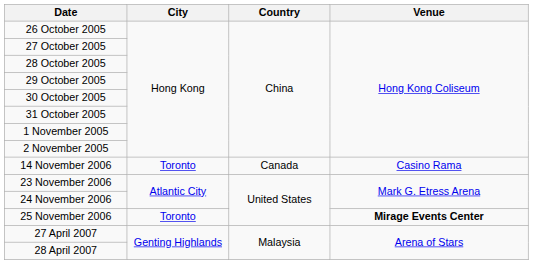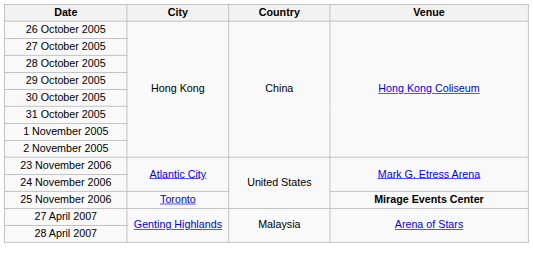- row: (66, 166)
